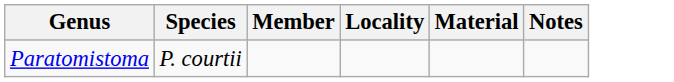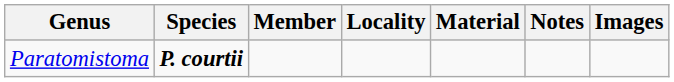+ column: (629, 22)
(201, 58) normal -> (201, 58) bold
